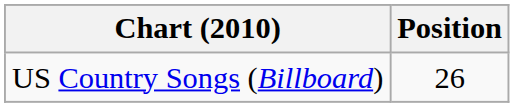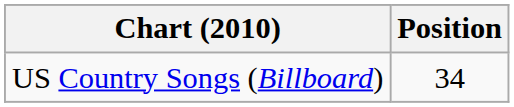(450, 76) 26 -> (450, 76) 34
